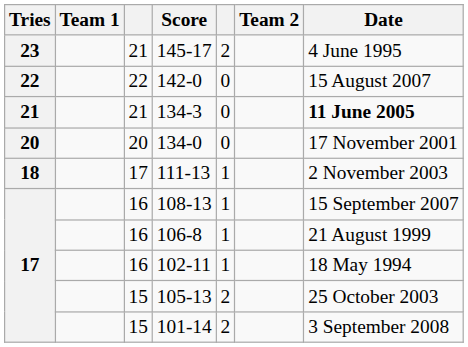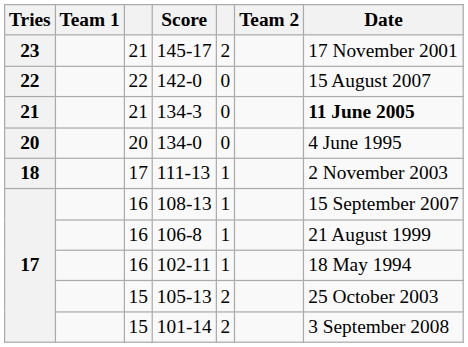(355, 50) 4 June 1995 -> (383, 50) 17 November 2001
(383, 142) 17 November 2001 -> (355, 142) 4 June 1995
